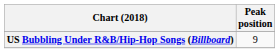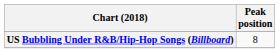(255, 39) 9 -> (255, 39) 8
